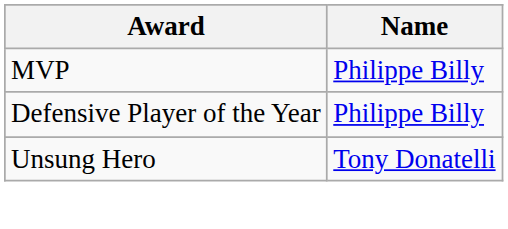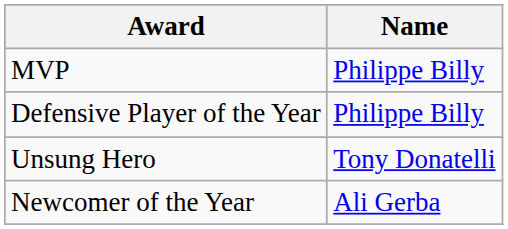+ row: (133, 201)
